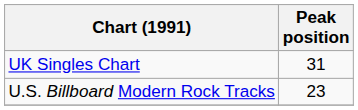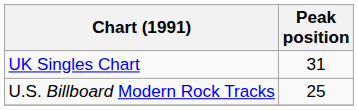(316, 91) 23 -> (316, 91) 25
